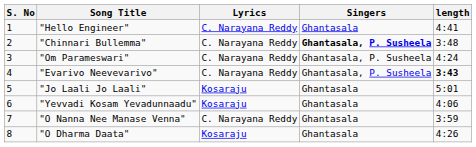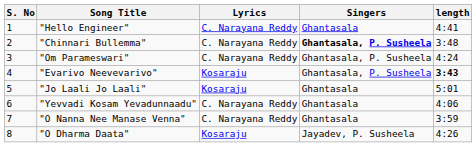(249, 73) C. Narayana Reddy -> (224, 73) Kosaraju
(224, 104) Kosaraju -> (249, 104) C. Narayana Reddy
(330, 134) Ghantasala -> (358, 134) Jayadev, P. Susheela
